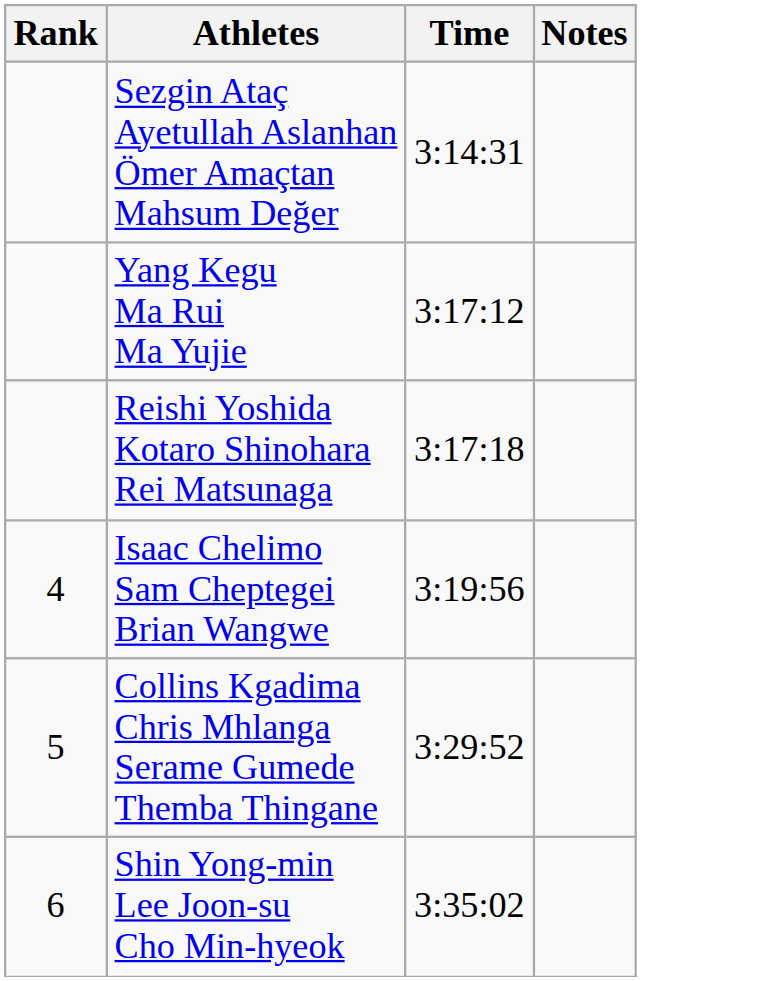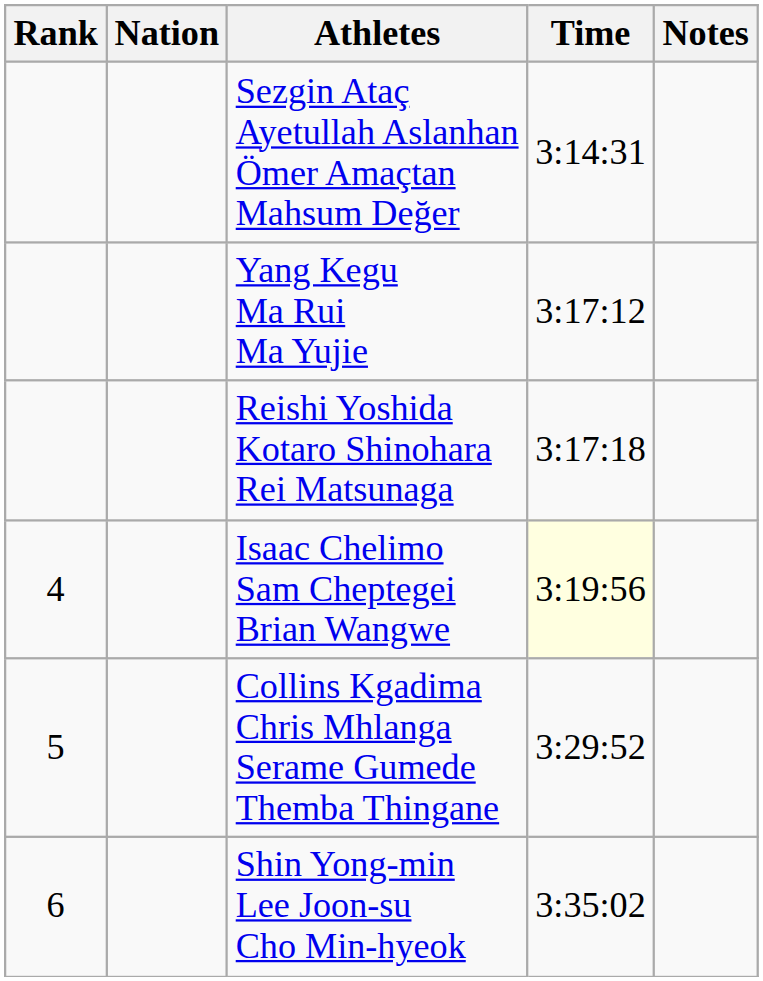+ column: (167, 33)
(469, 588) no background -> (591, 588) lightyellow background
